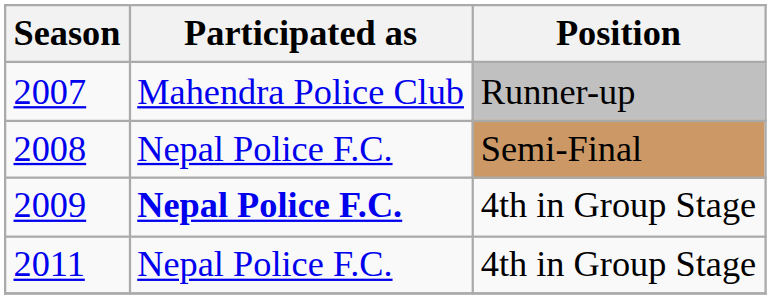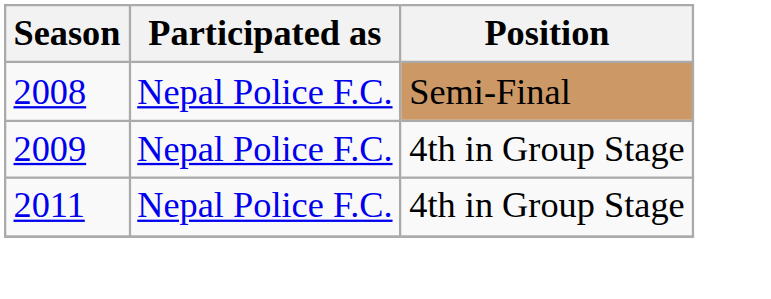- row: (50, 90)
(270, 206) bold -> (265, 148) normal
